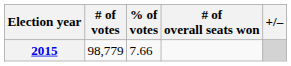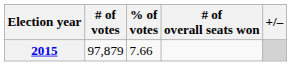(105, 50) 98,779 -> (105, 50) 97,879
